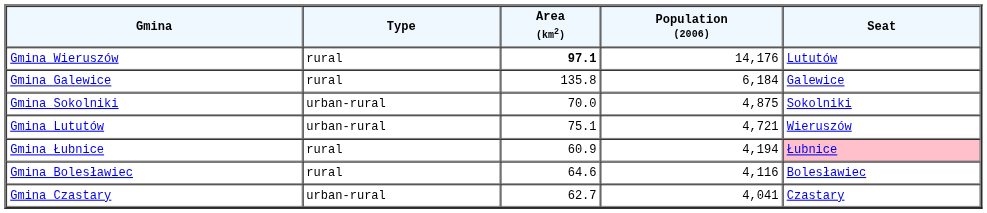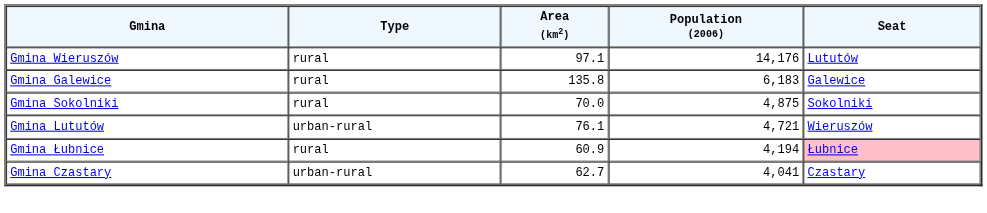(582, 59) bold -> (590, 59) normal
(760, 82) 6,184 -> (781, 82) 6,183
(346, 104) urban-rural -> (311, 104) rural
(582, 127) 75.1 -> (590, 127) 76.1
- row: (72, 172)
